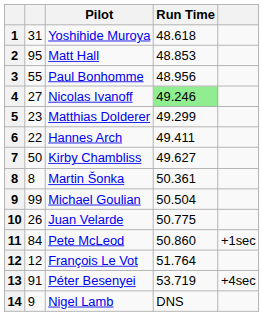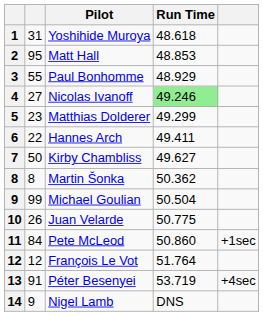(176, 76) 48.956 -> (176, 76) 48.929
(176, 178) 50.361 -> (176, 178) 50.362
